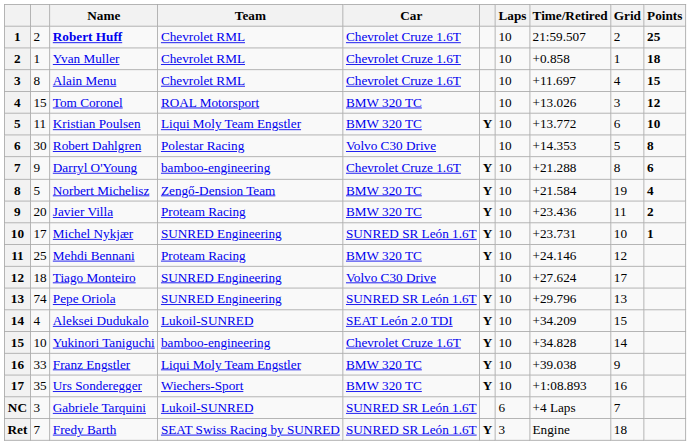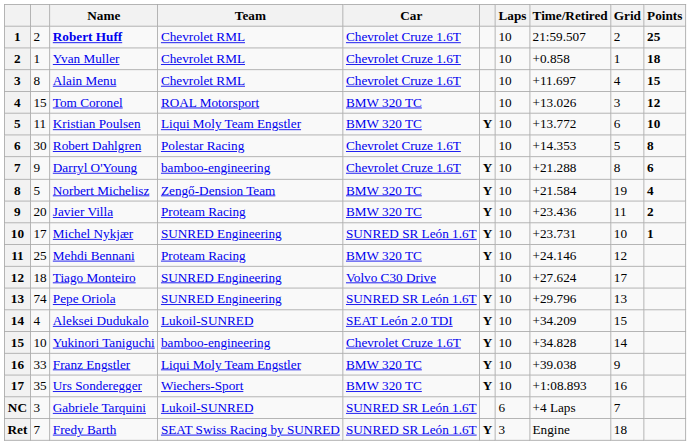(391, 146) Volvo C30 Drive -> (403, 146) Chevrolet Cruze 1.6T
